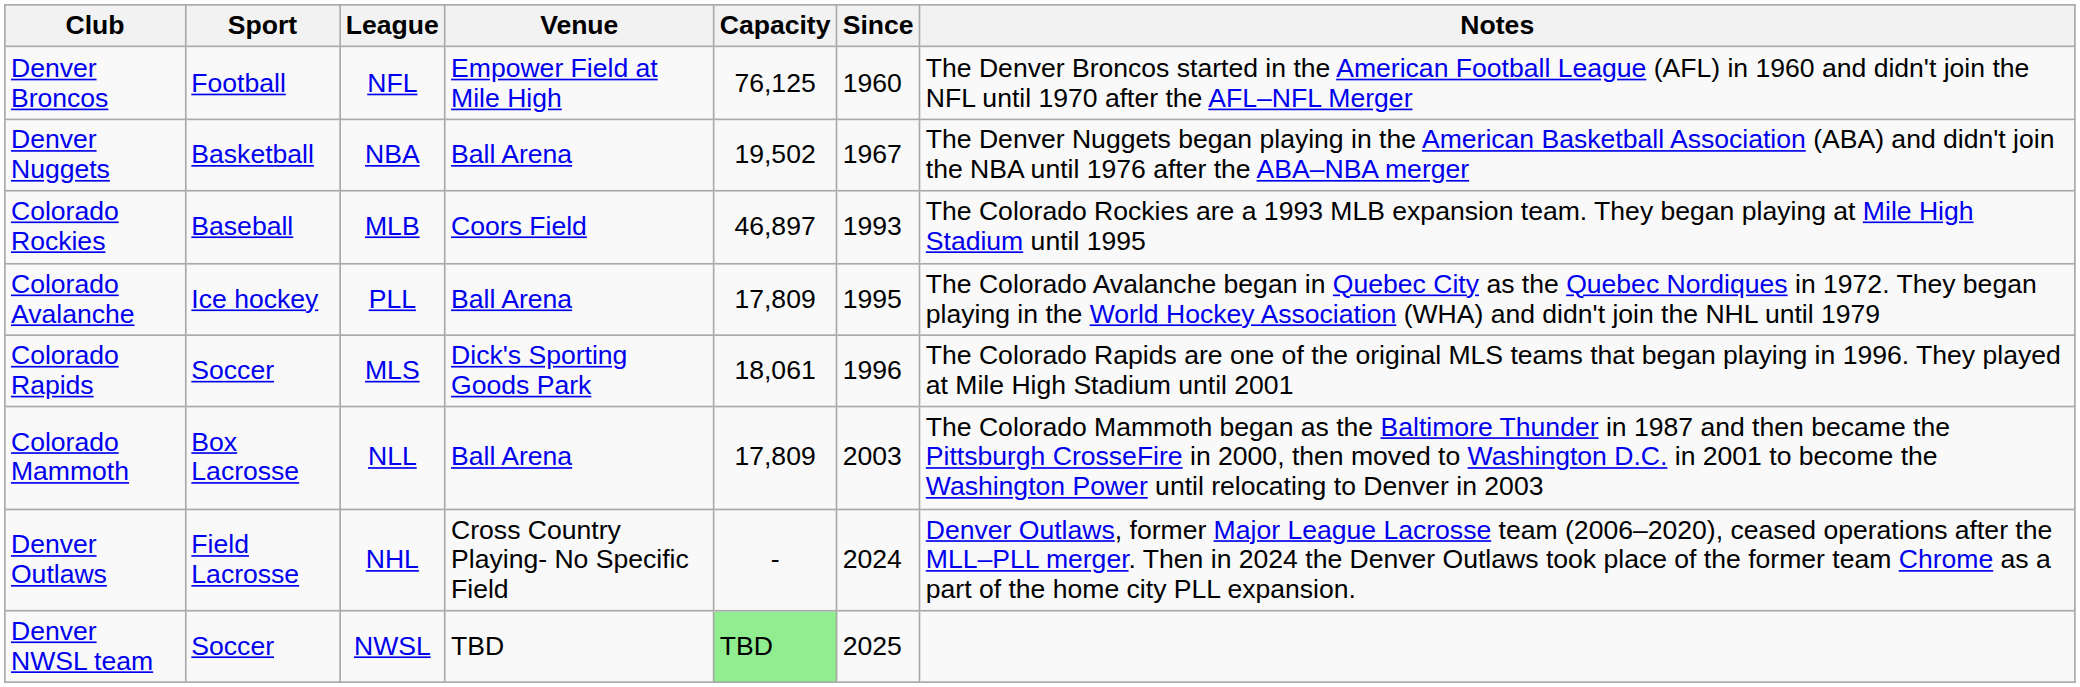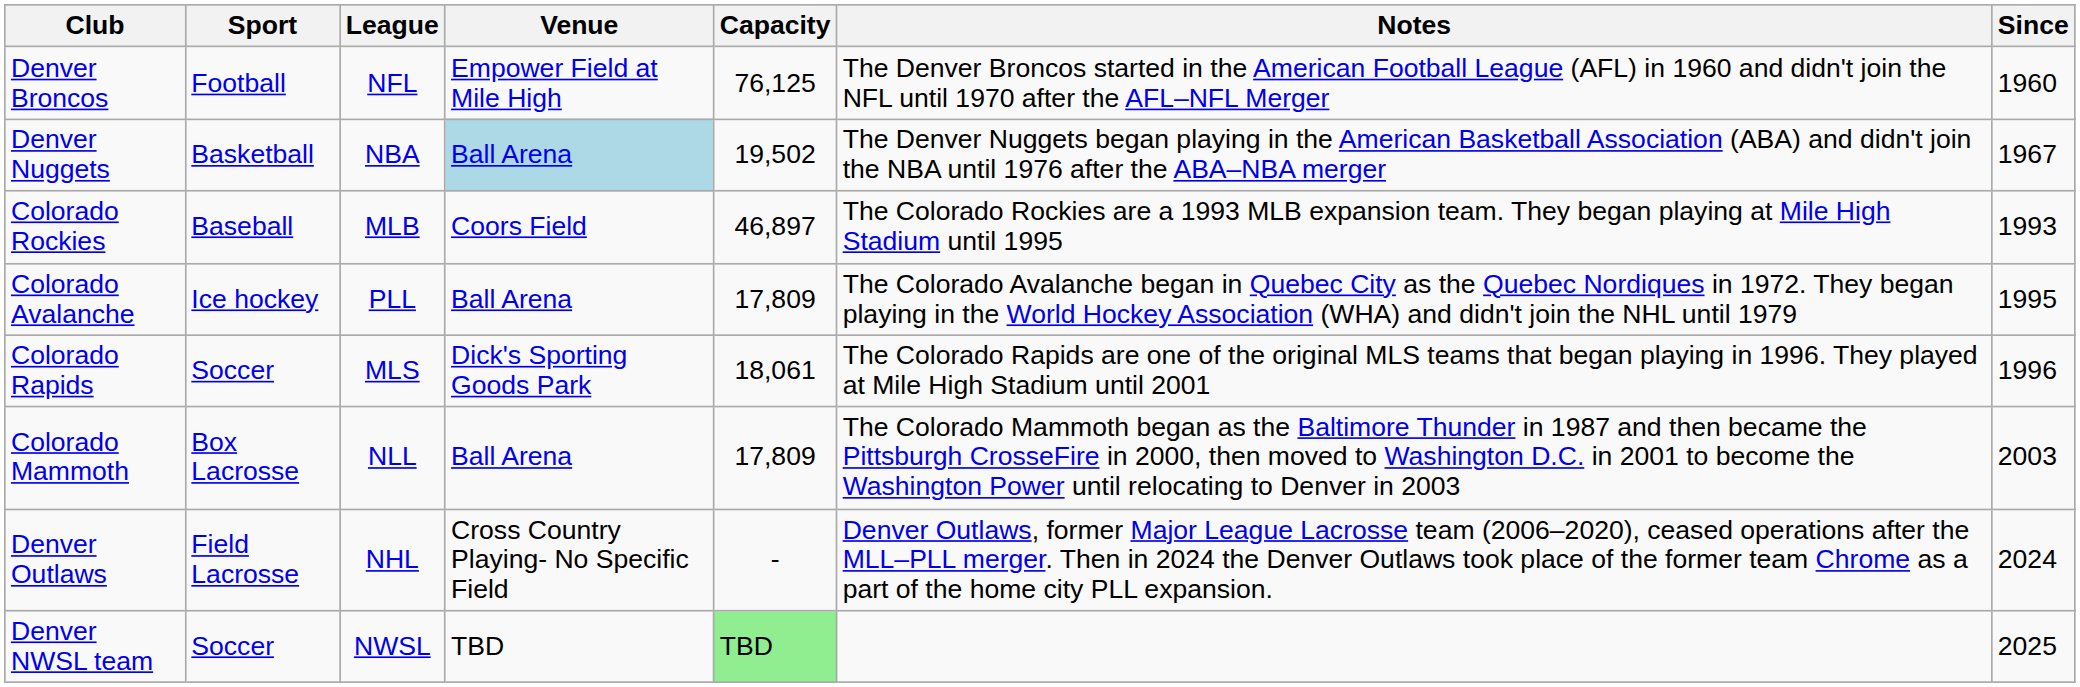columns swapped: (878, 25) <-> (1497, 25)
(512, 154) no background -> (512, 154) lightblue background
